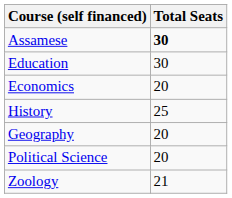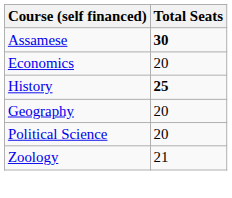- row: (38, 63)
(161, 110) normal -> (161, 87) bold
